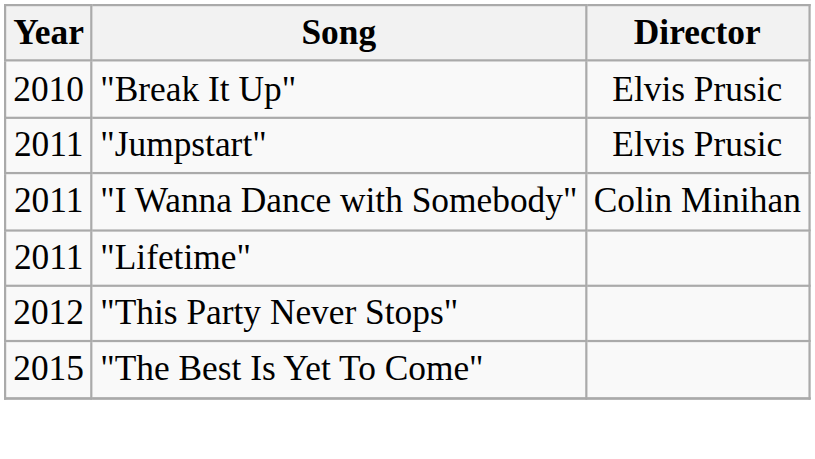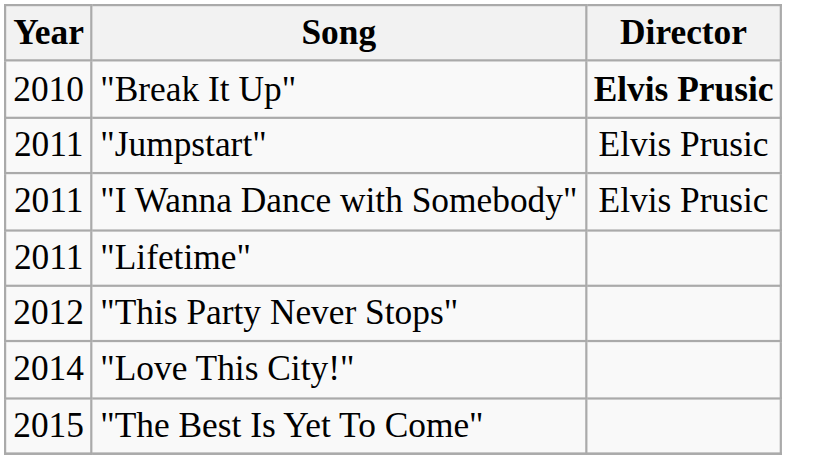(697, 88) normal -> (684, 88) bold
(697, 200) Colin Minihan -> (684, 200) Elvis Prusic
+ row: (227, 369)
